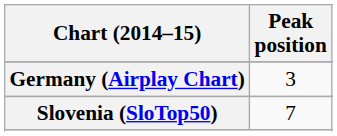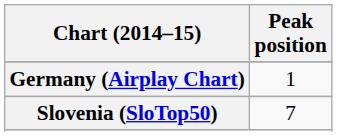(291, 79) 3 -> (291, 79) 1
